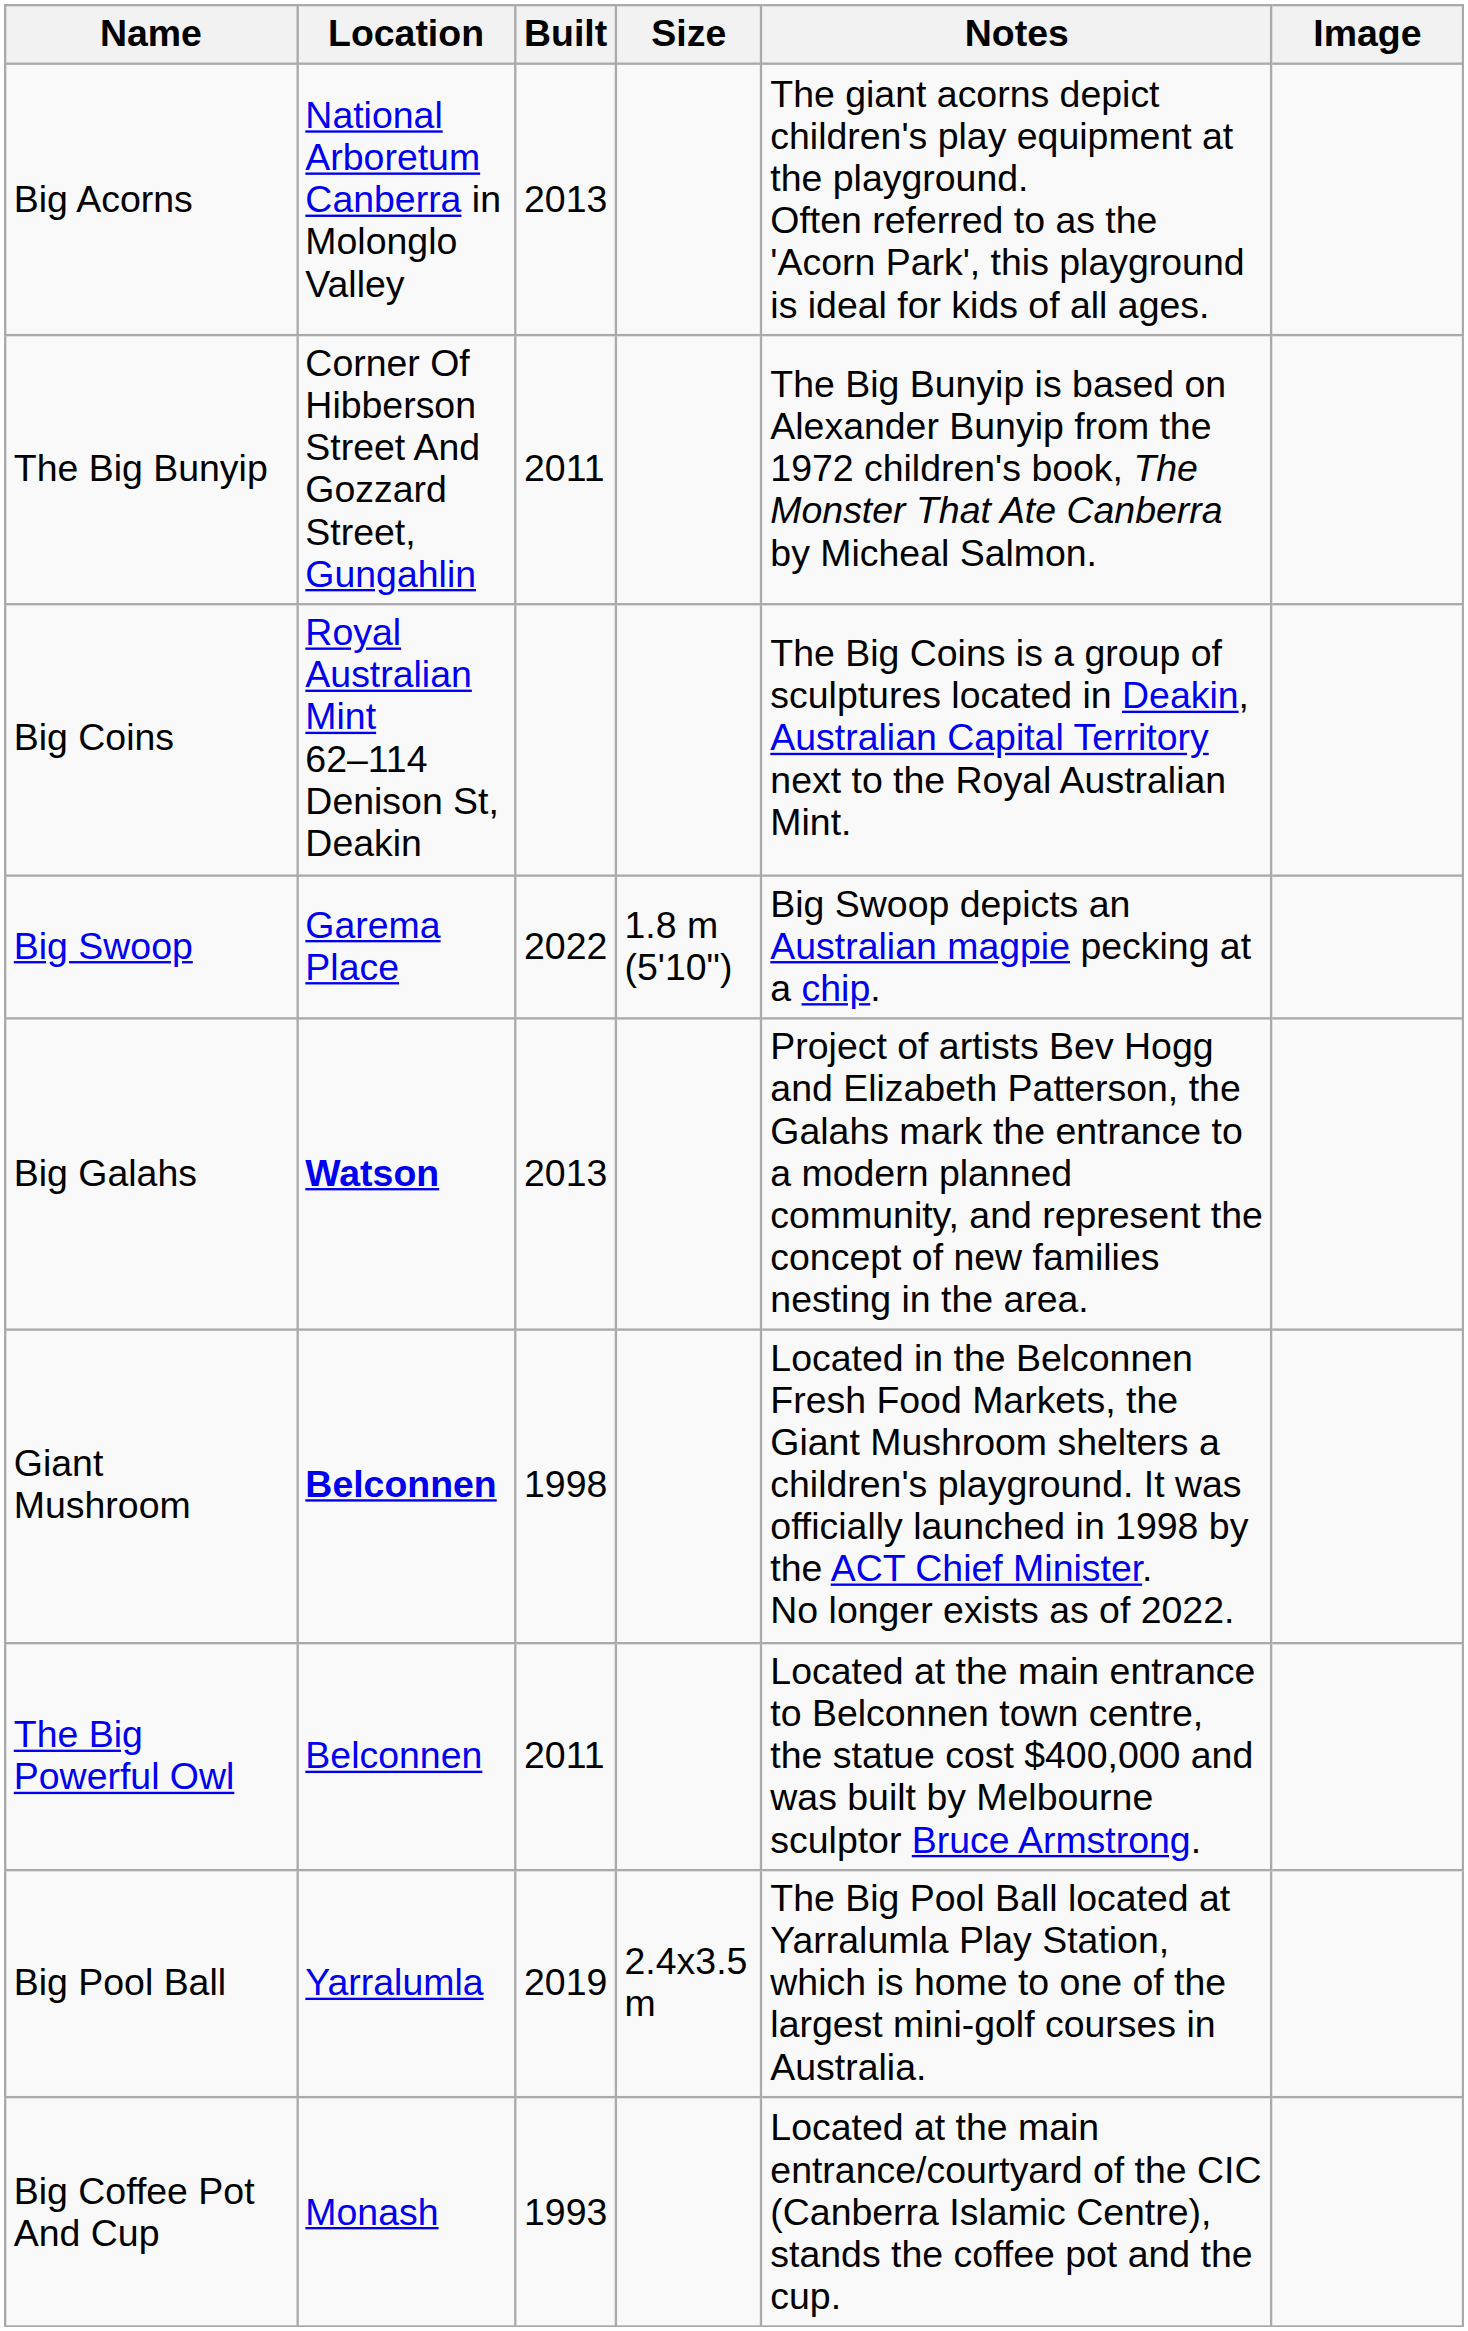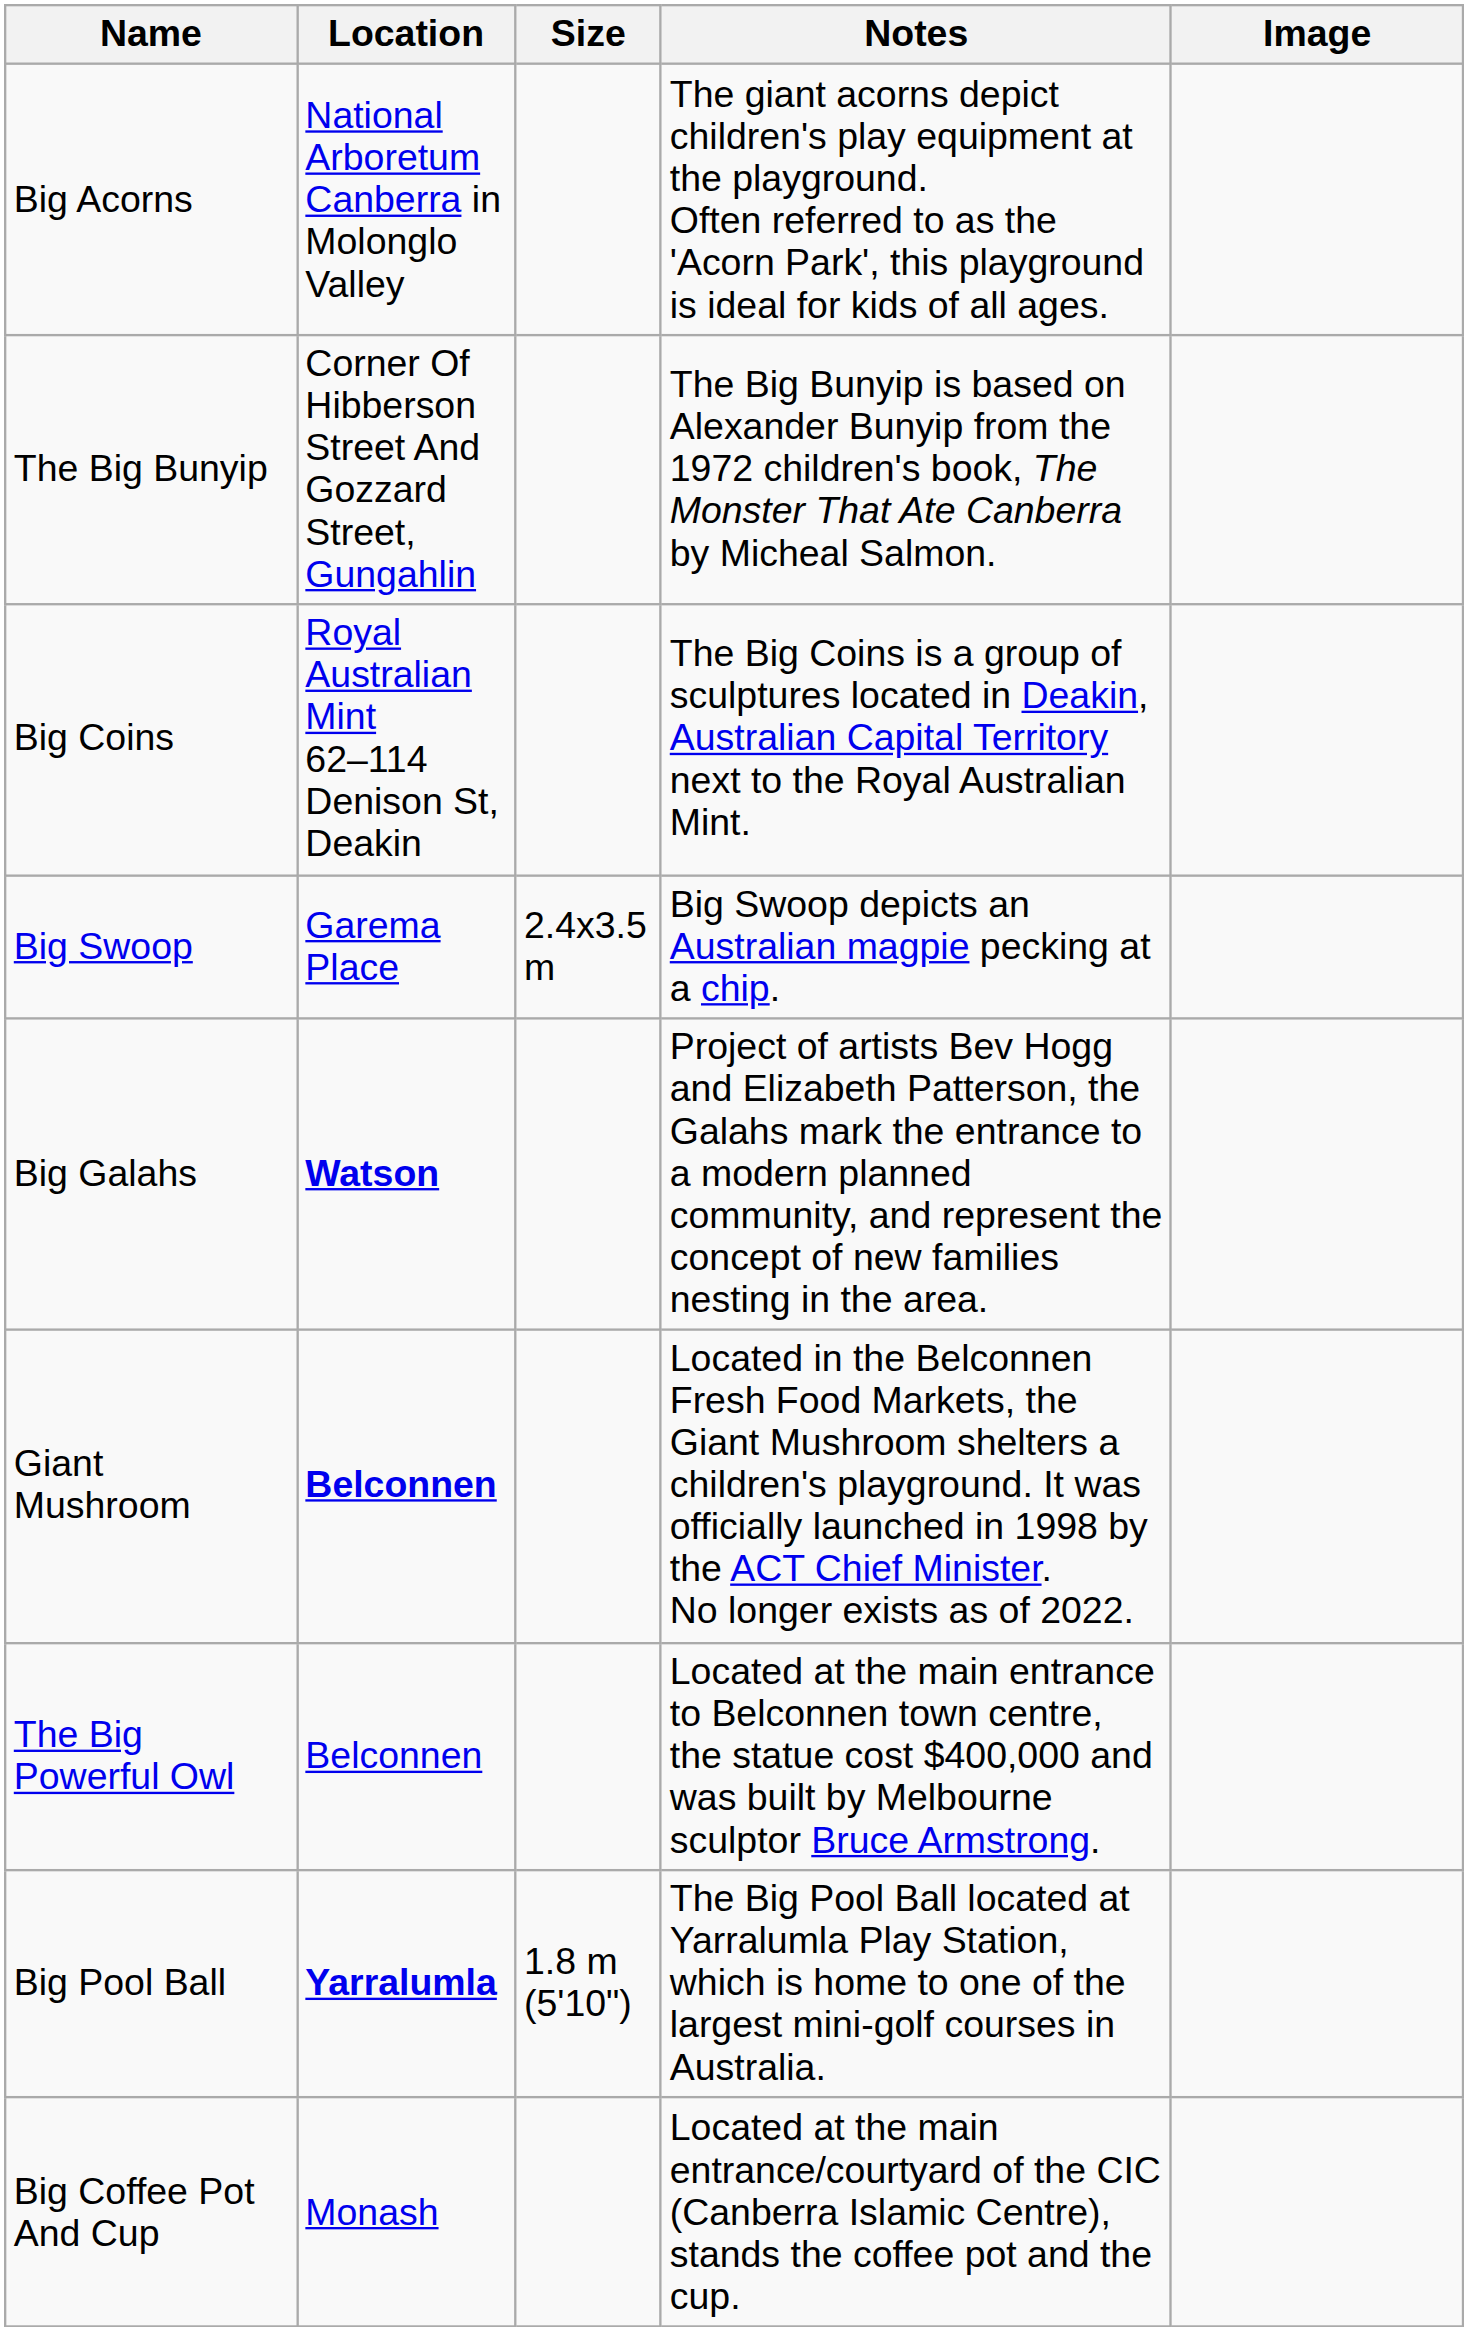- column: (566, 34)
(678, 945) 1.8 m (5'10") -> (585, 945) 2.4x3.5 m
(394, 1983) normal -> (401, 1983) bold
(686, 1983) 2.4x3.5 m -> (578, 1983) 1.8 m (5'10")
